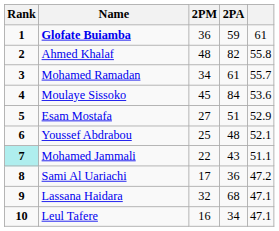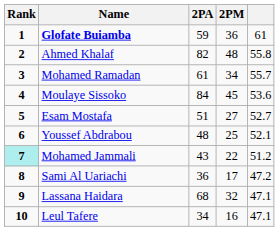columns swapped: (233, 14) <-> (204, 14)
(261, 115) 52.9 -> (261, 115) 52.7
(261, 156) 51.1 -> (261, 156) 51.2
